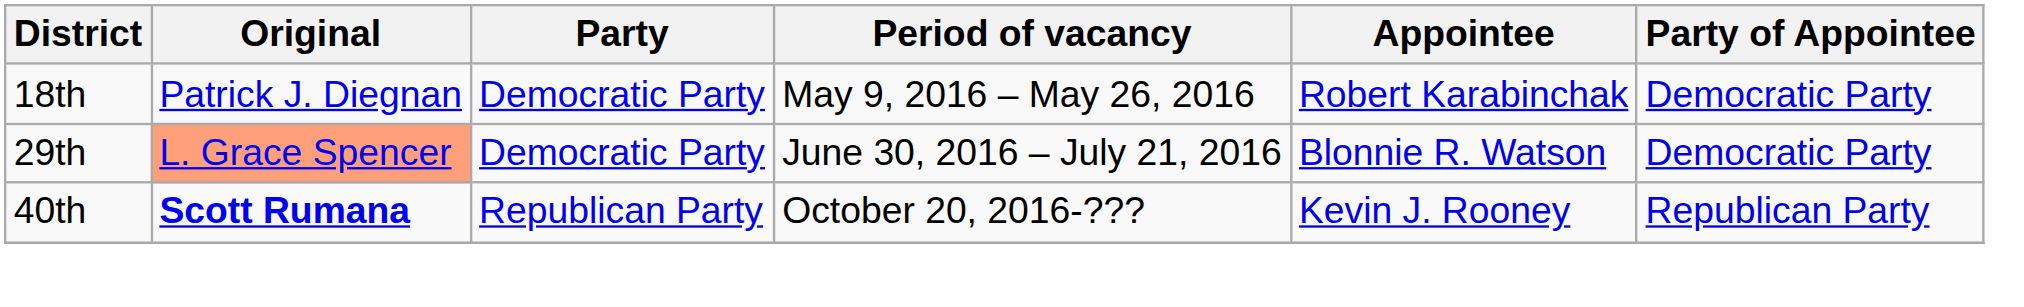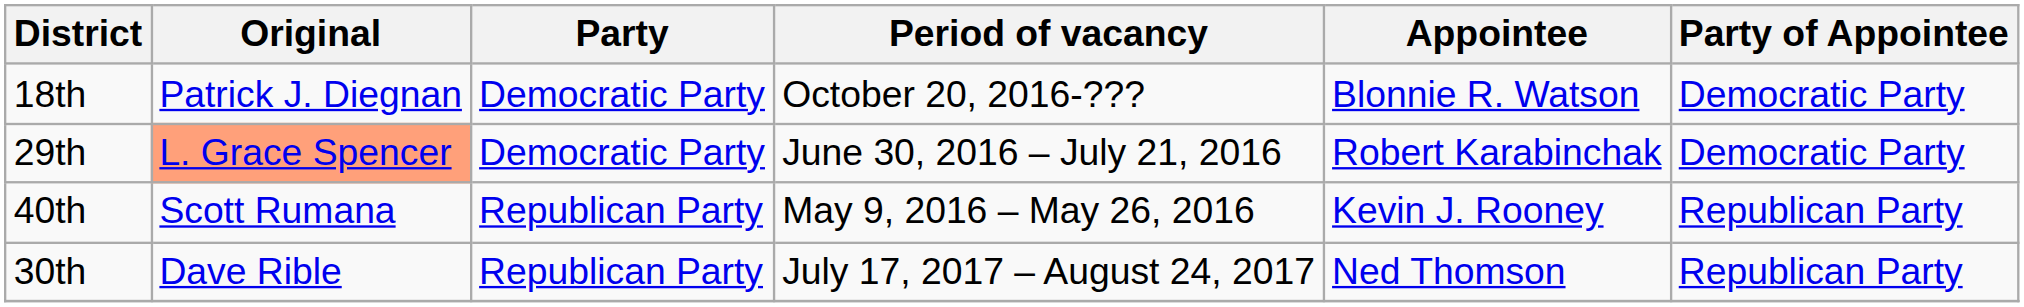(1018, 93) May 9, 2016 – May 26, 2016 -> (964, 93) October 20, 2016-???
(1464, 93) Robert Karabinchak -> (1486, 93) Blonnie R. Watson
(1453, 152) Blonnie R. Watson -> (1497, 152) Robert Karabinchak
(285, 211) bold -> (278, 211) normal
(964, 211) October 20, 2016-??? -> (1018, 211) May 9, 2016 – May 26, 2016
+ row: (50, 270)
